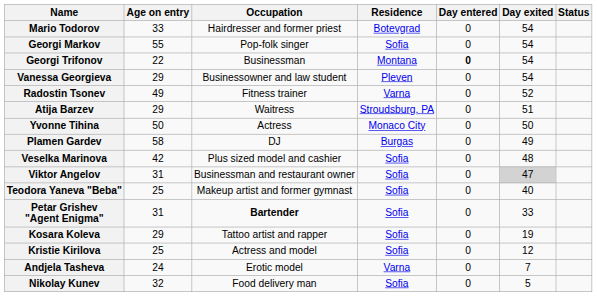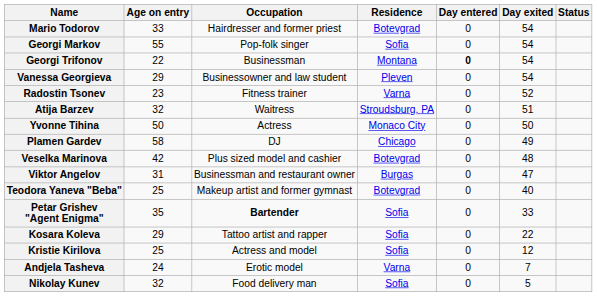(158, 93) 49 -> (158, 93) 23
(158, 110) 29 -> (158, 110) 32
(397, 142) Burgas -> (397, 142) Chicago
(397, 158) Sofia -> (397, 158) Botevgrad
(397, 175) Sofia -> (397, 175) Burgas
(528, 175) lightgrey background -> (528, 175) no background
(397, 191) Sofia -> (397, 191) Botevgrad
(158, 213) 31 -> (158, 213) 35
(528, 235) 19 -> (528, 235) 22
